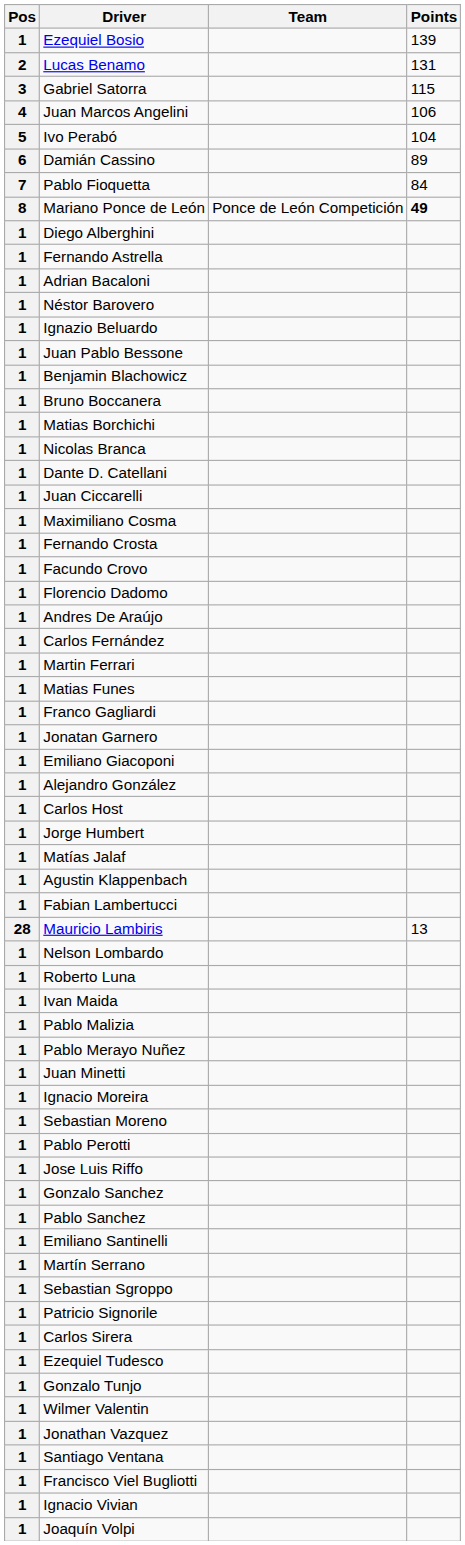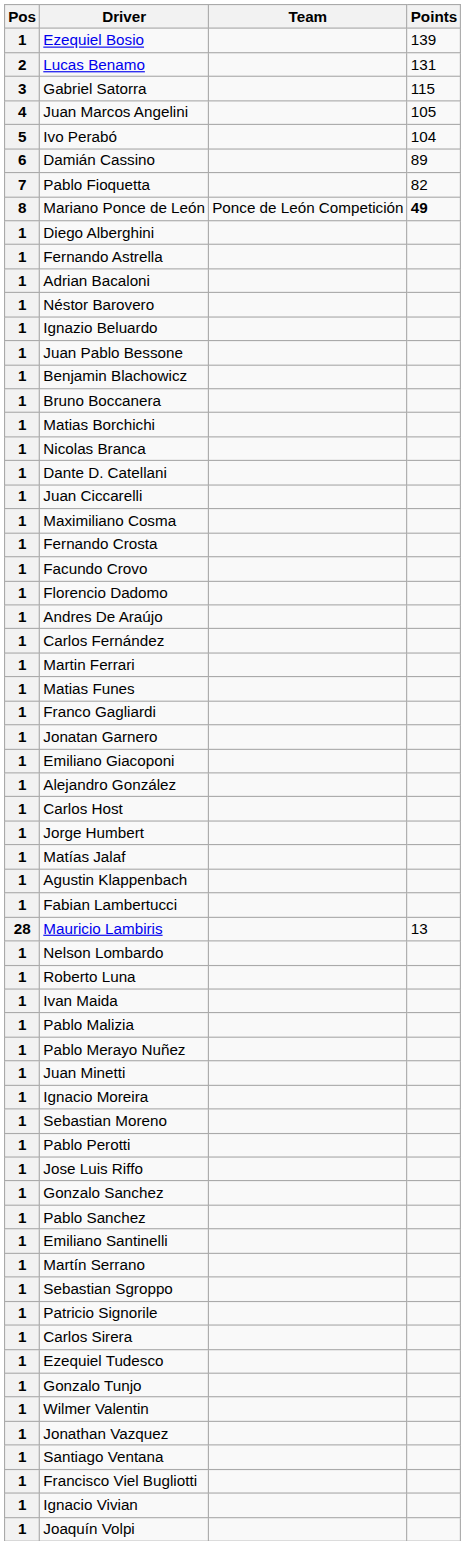(423, 112) 106 -> (423, 112) 105
(419, 184) 84 -> (419, 184) 82
